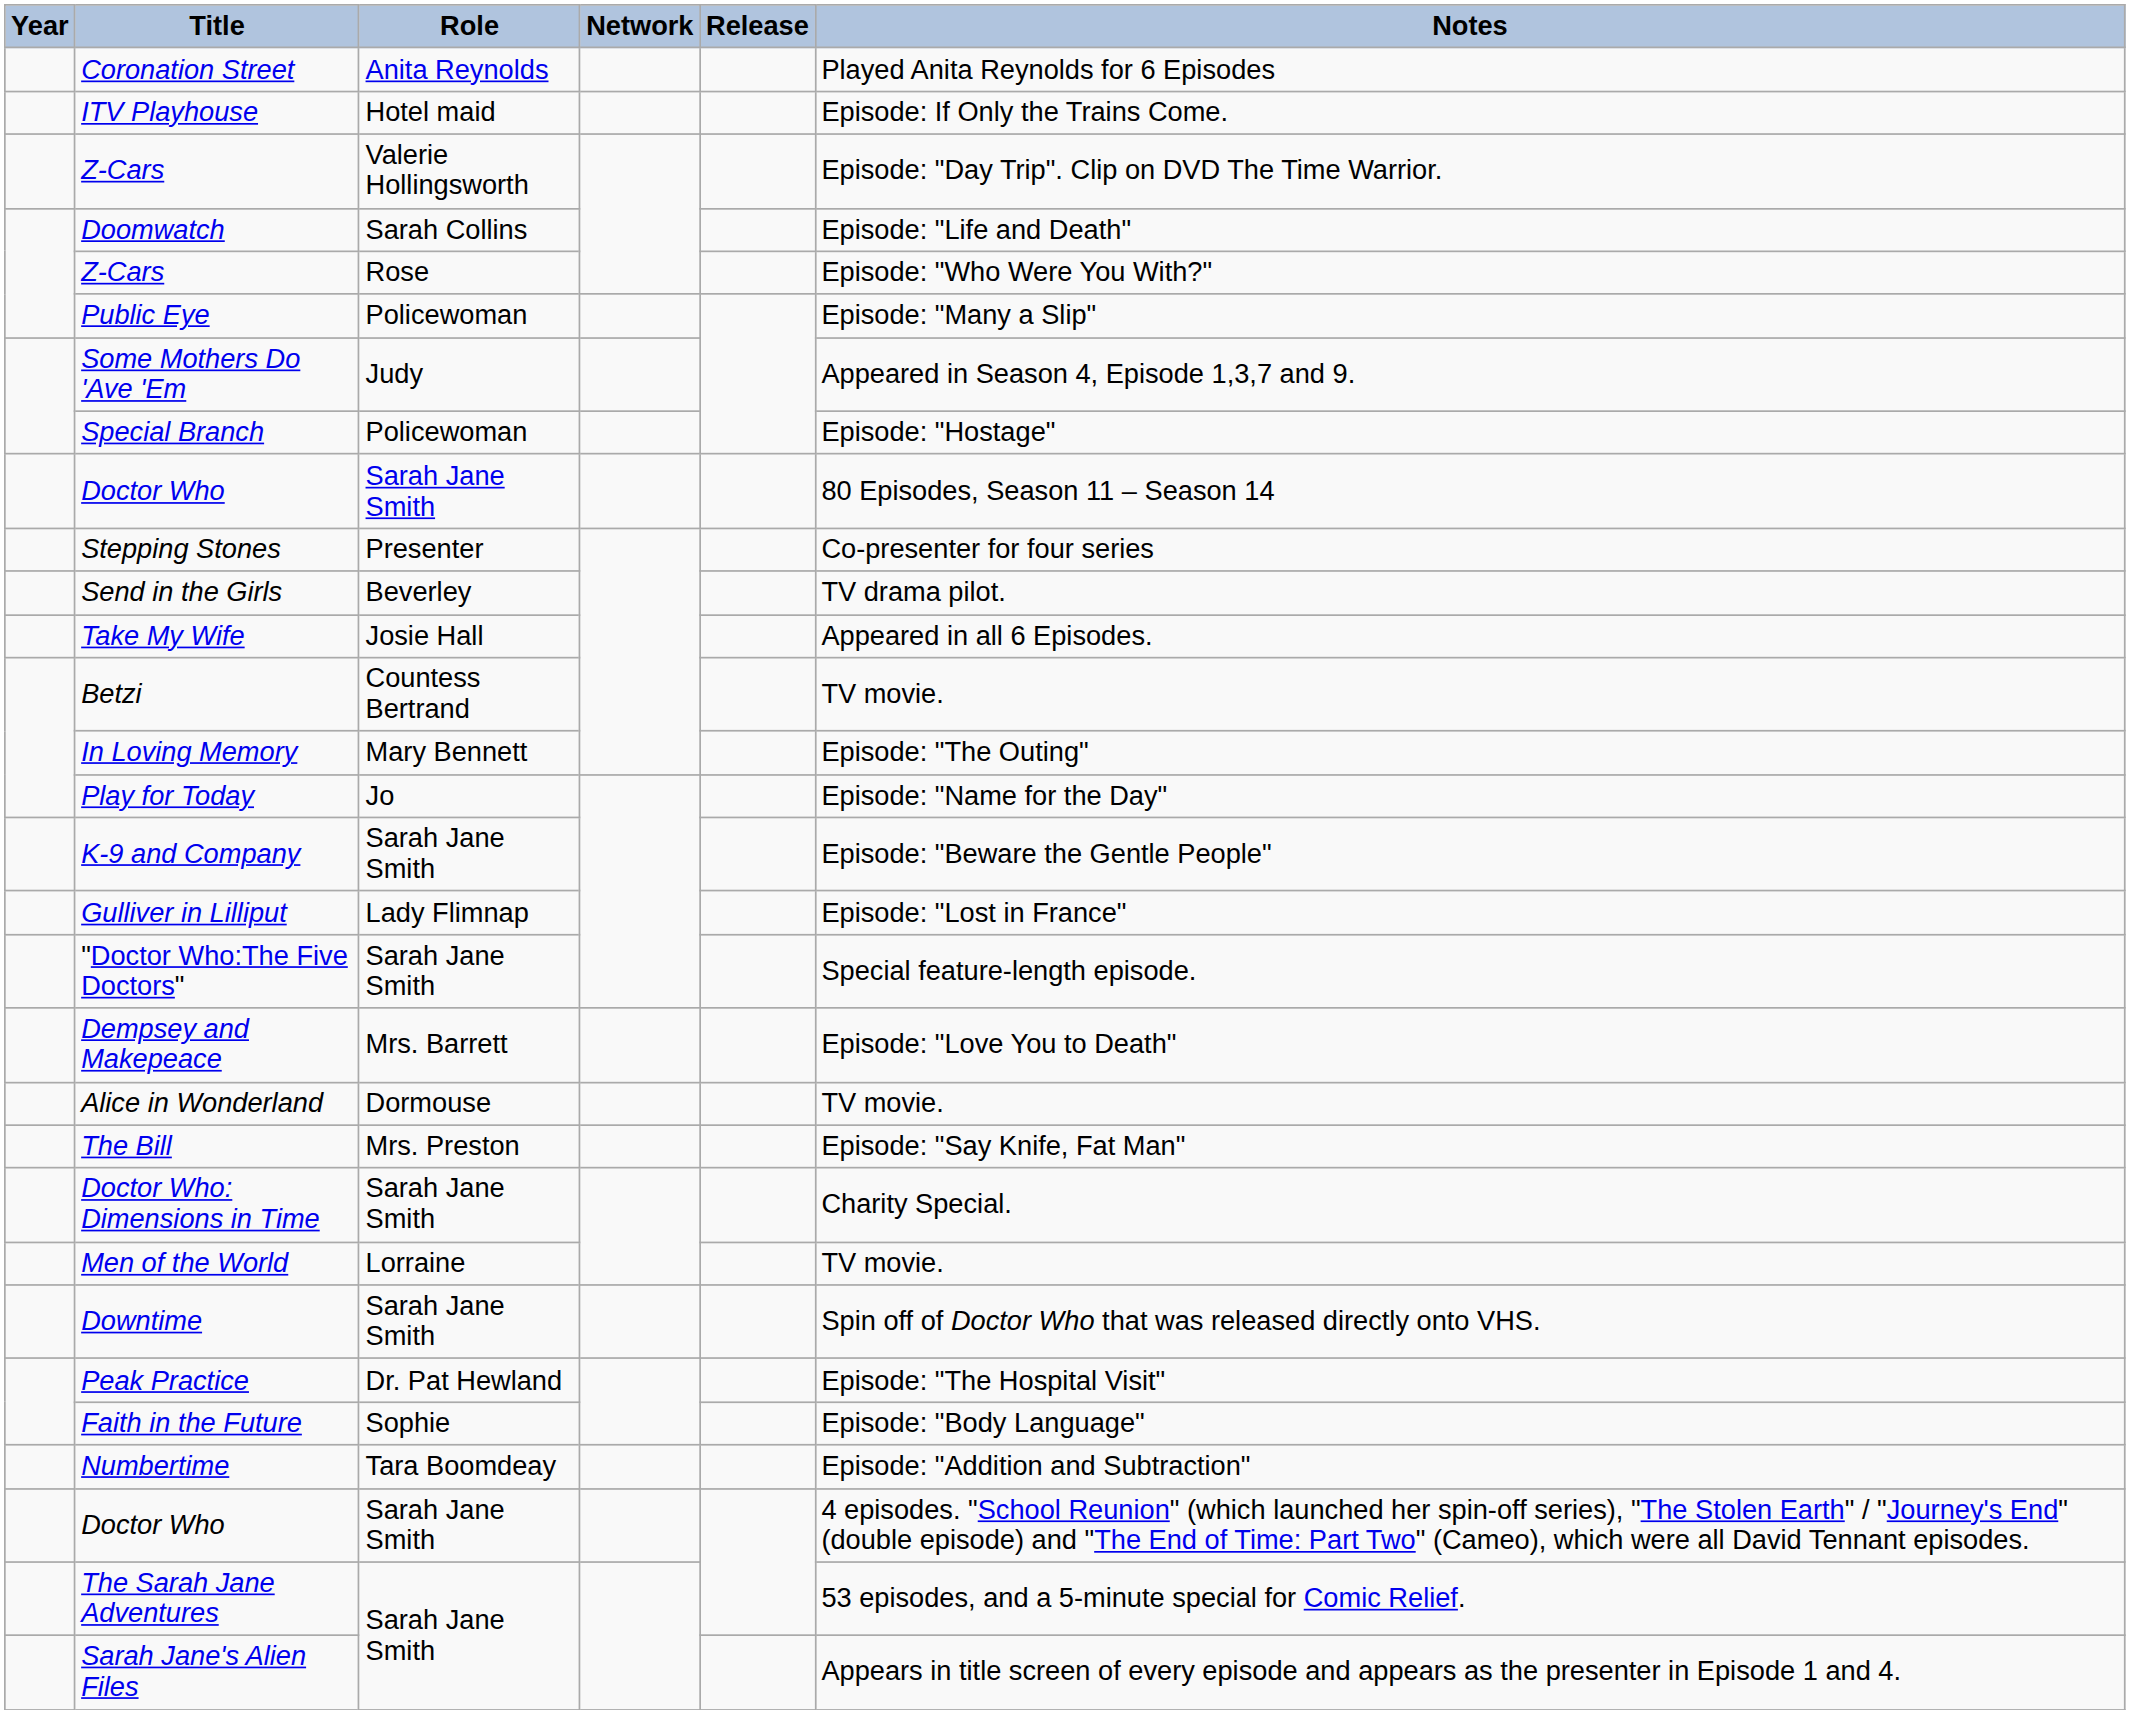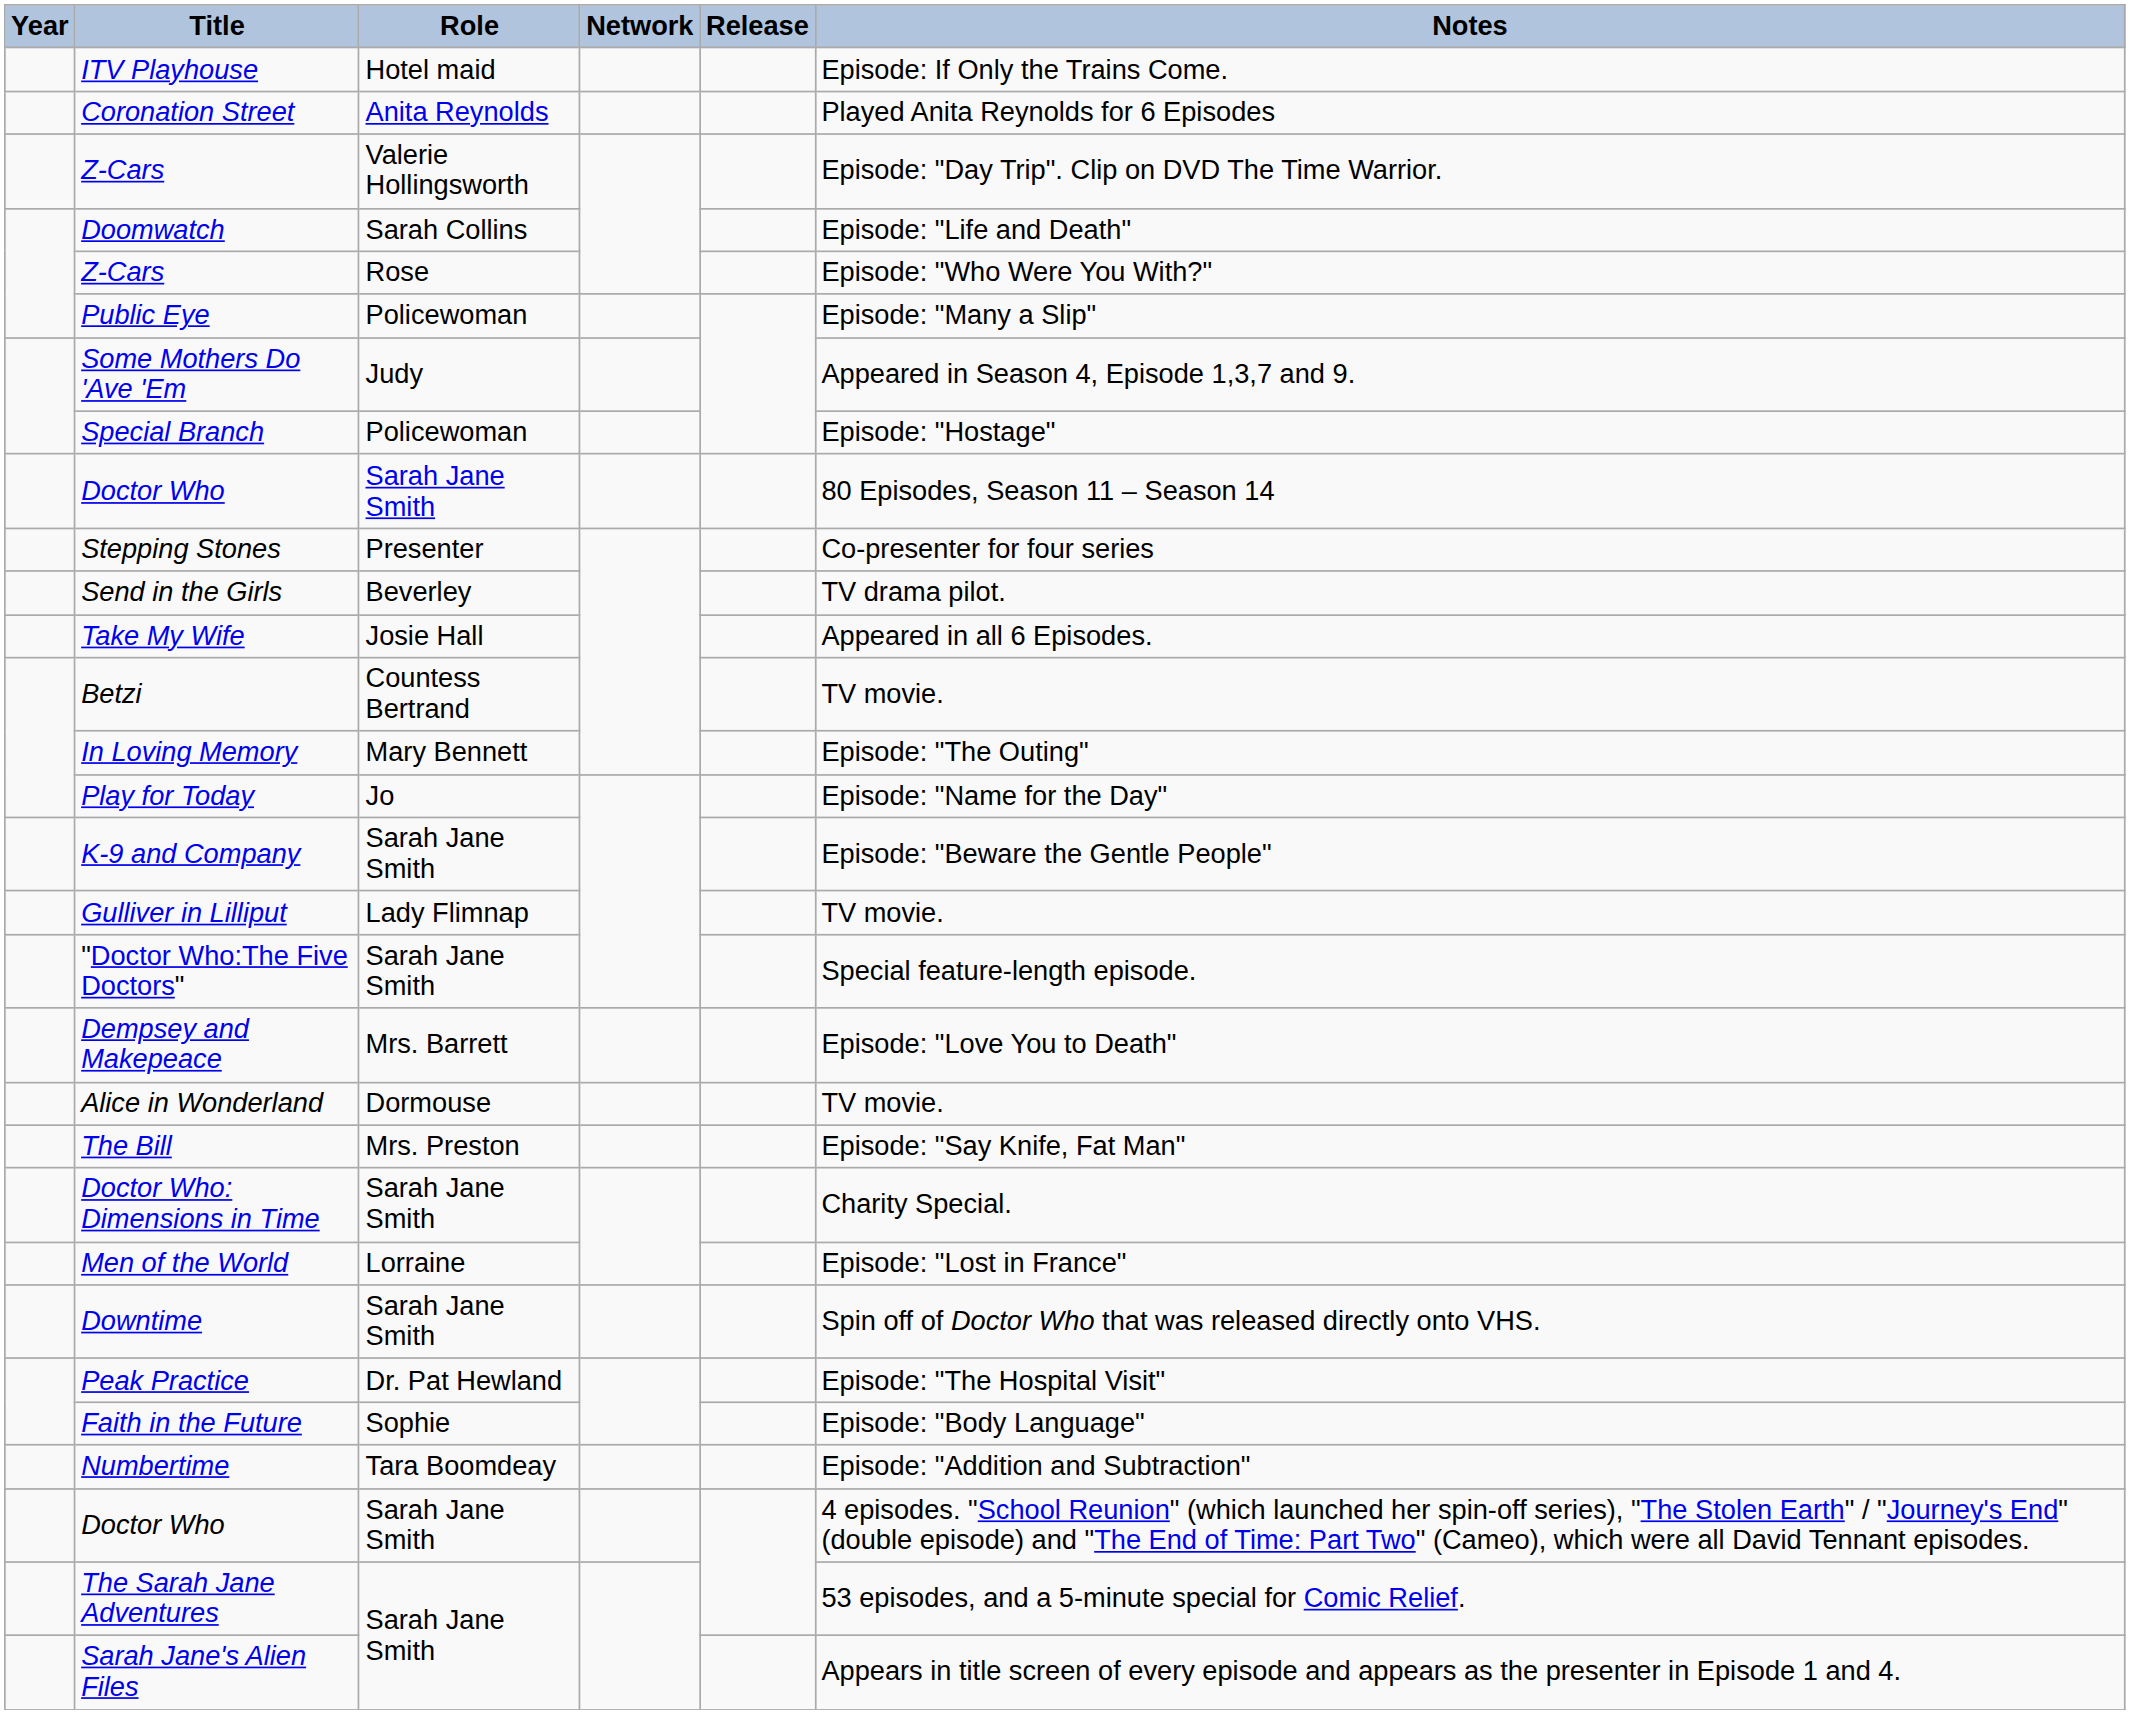rows swapped: (170, 112) <-> (188, 69)
(974, 912) Episode: "Lost in France" -> (883, 912) TV movie.
(883, 1263) TV movie. -> (974, 1263) Episode: "Lost in France"
